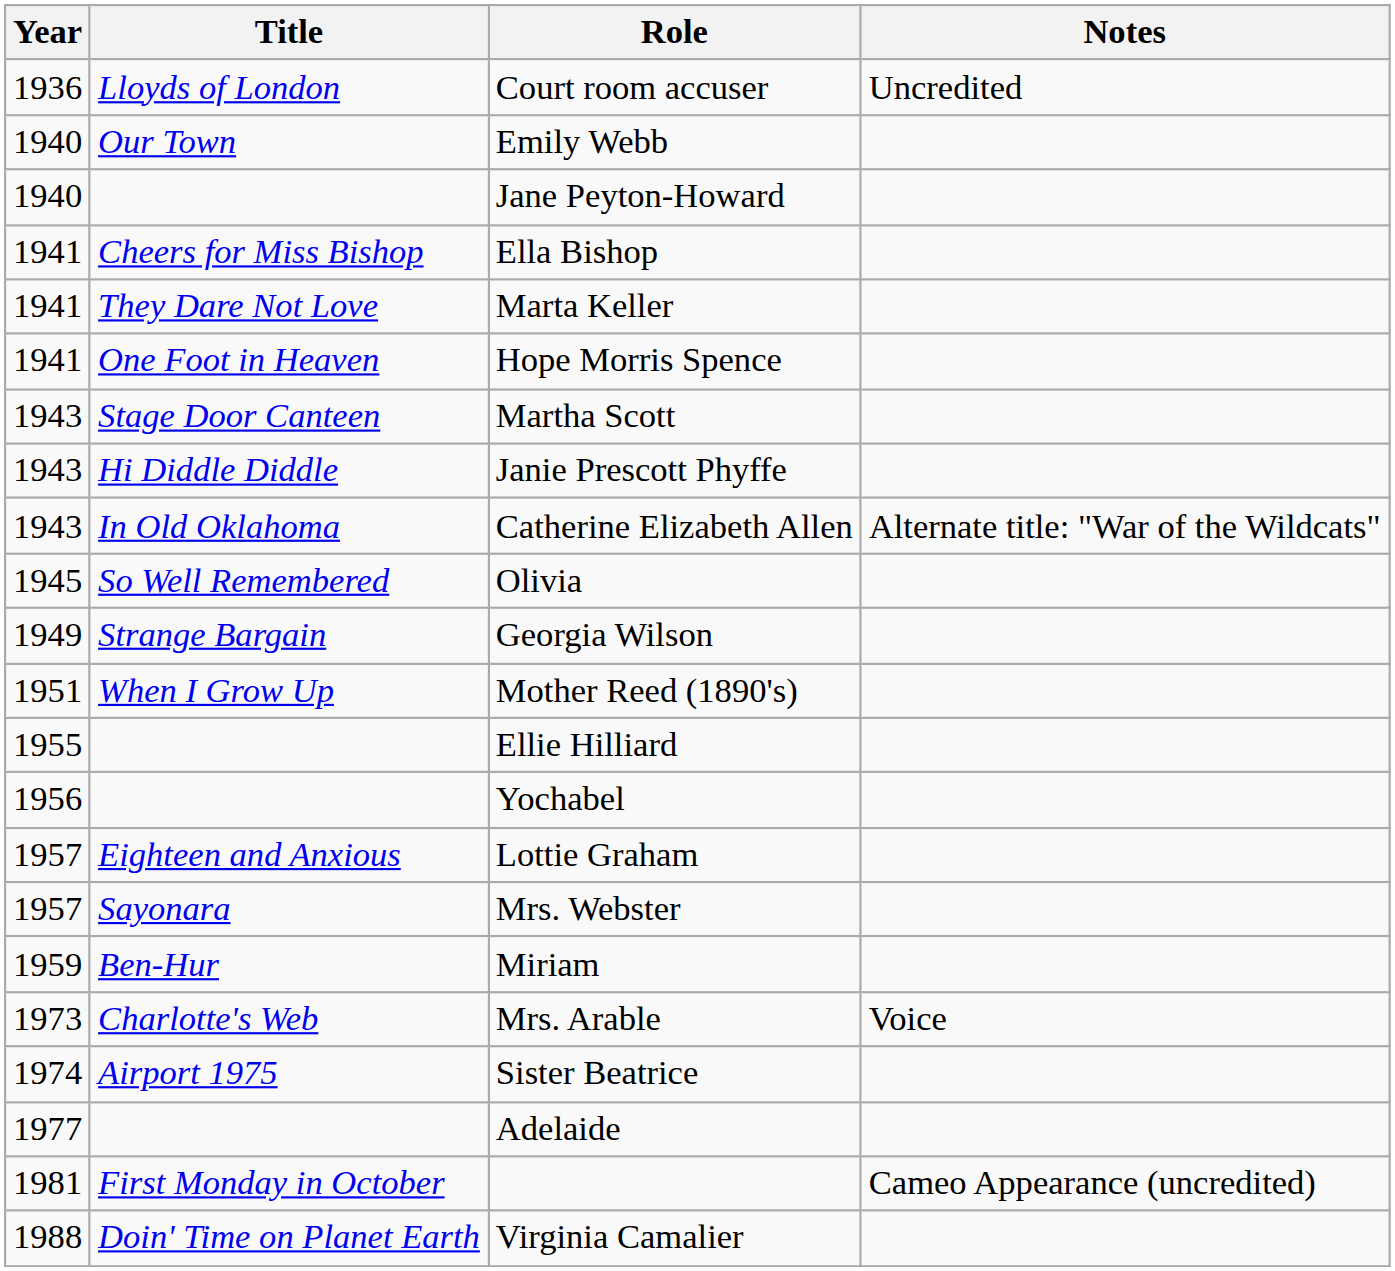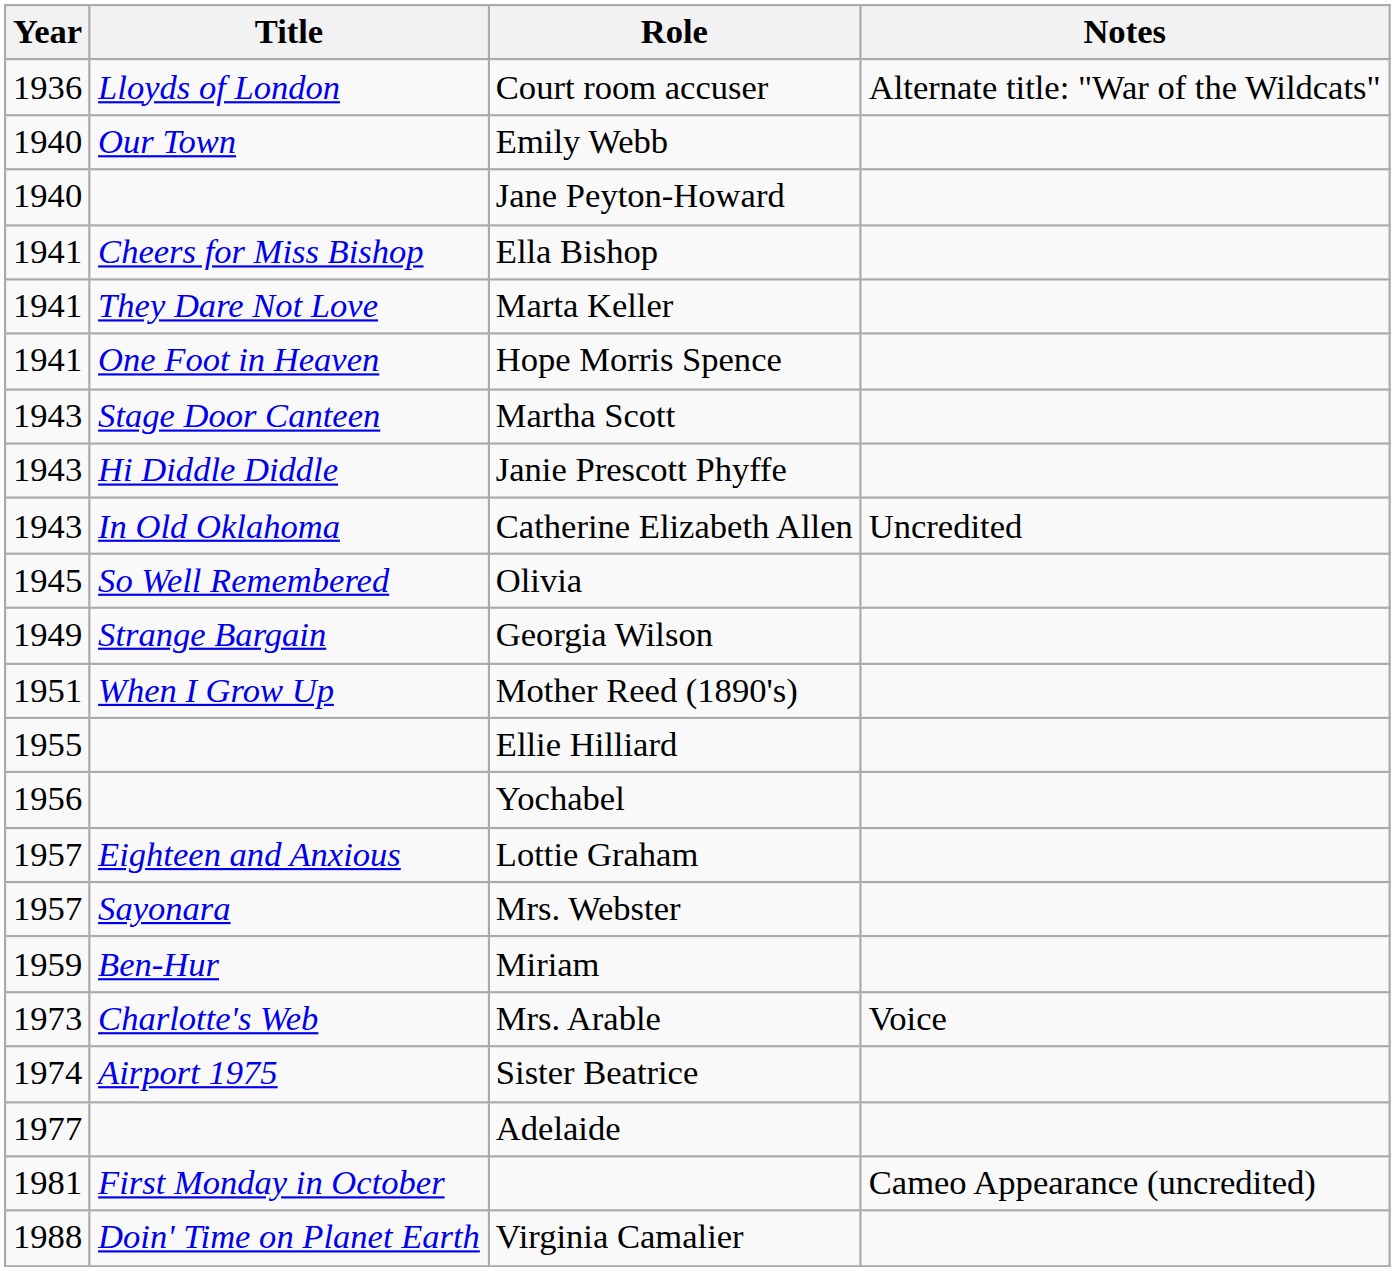(946, 86) Uncredited -> (1125, 86) Alternate title: "War of the Wildcats"
(1125, 525) Alternate title: "War of the Wildcats" -> (946, 525) Uncredited
